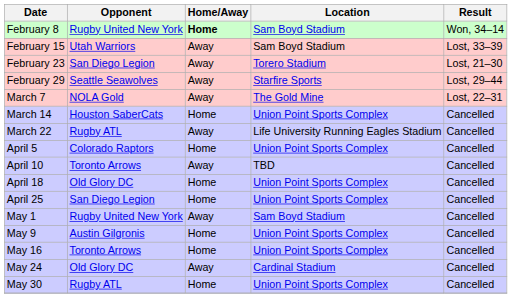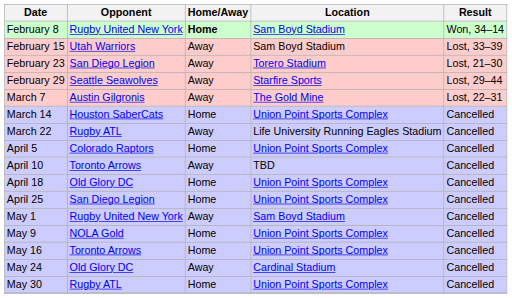(97, 98) NOLA Gold -> (107, 98) Austin Gilgronis
(107, 234) Austin Gilgronis -> (97, 234) NOLA Gold
